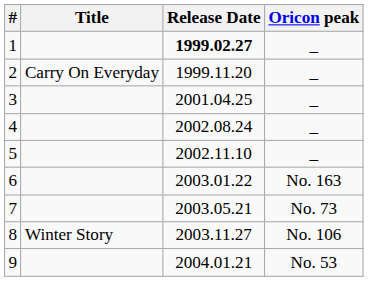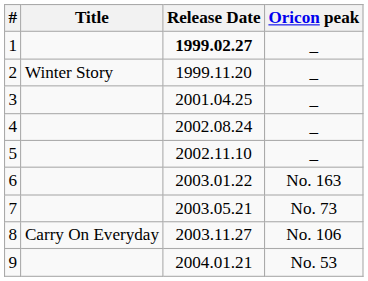(92, 72) Carry On Everyday -> (69, 72) Winter Story
(69, 235) Winter Story -> (92, 235) Carry On Everyday
